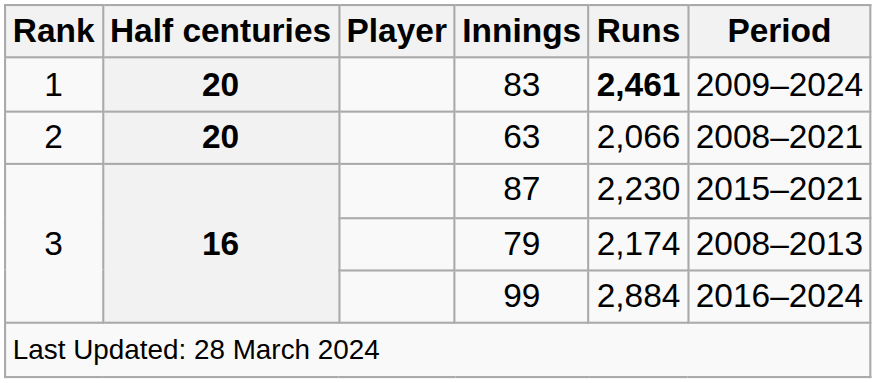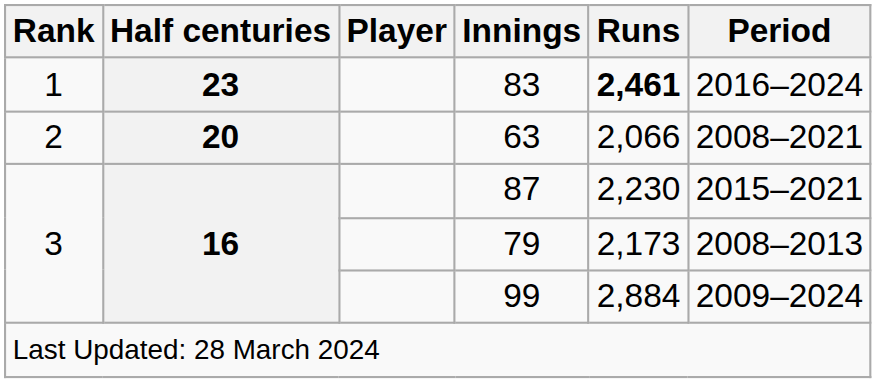(220, 84) 20 -> (220, 84) 23
(779, 84) 2009–2024 -> (779, 84) 2016–2024
(638, 243) 2,174 -> (638, 243) 2,173
(779, 296) 2016–2024 -> (779, 296) 2009–2024
